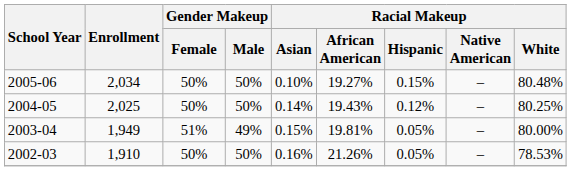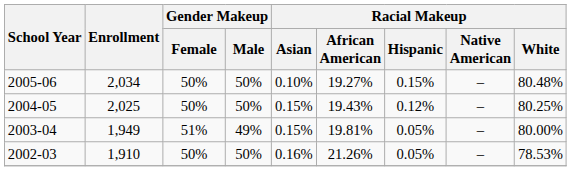(294, 106) 0.14% -> (294, 106) 0.15%
